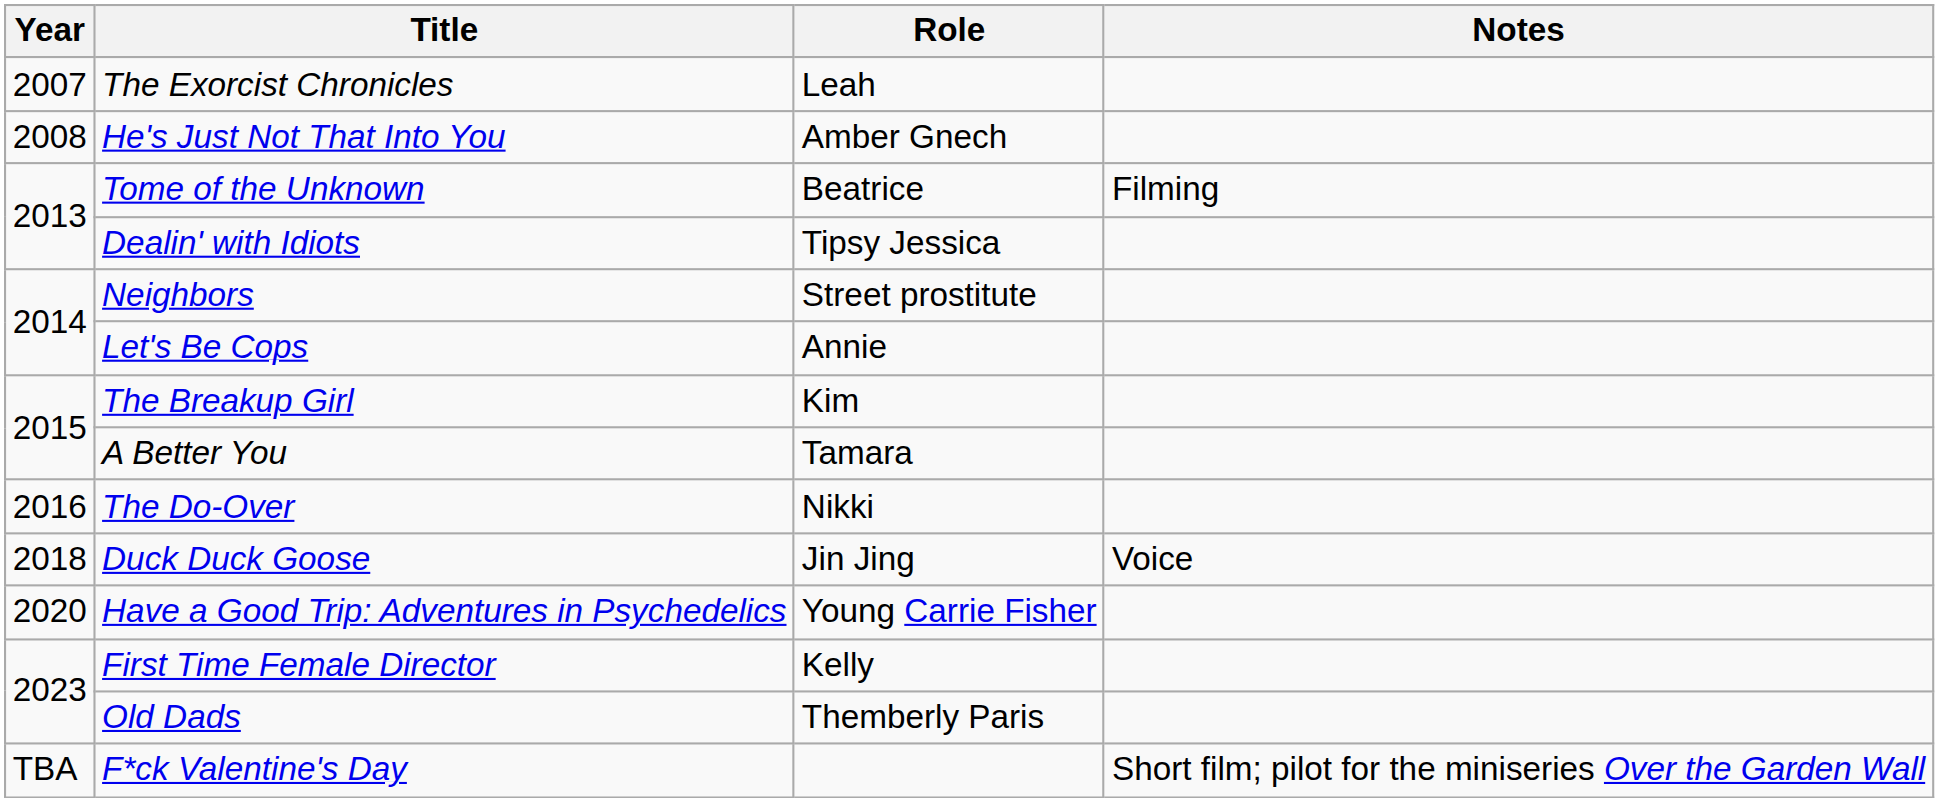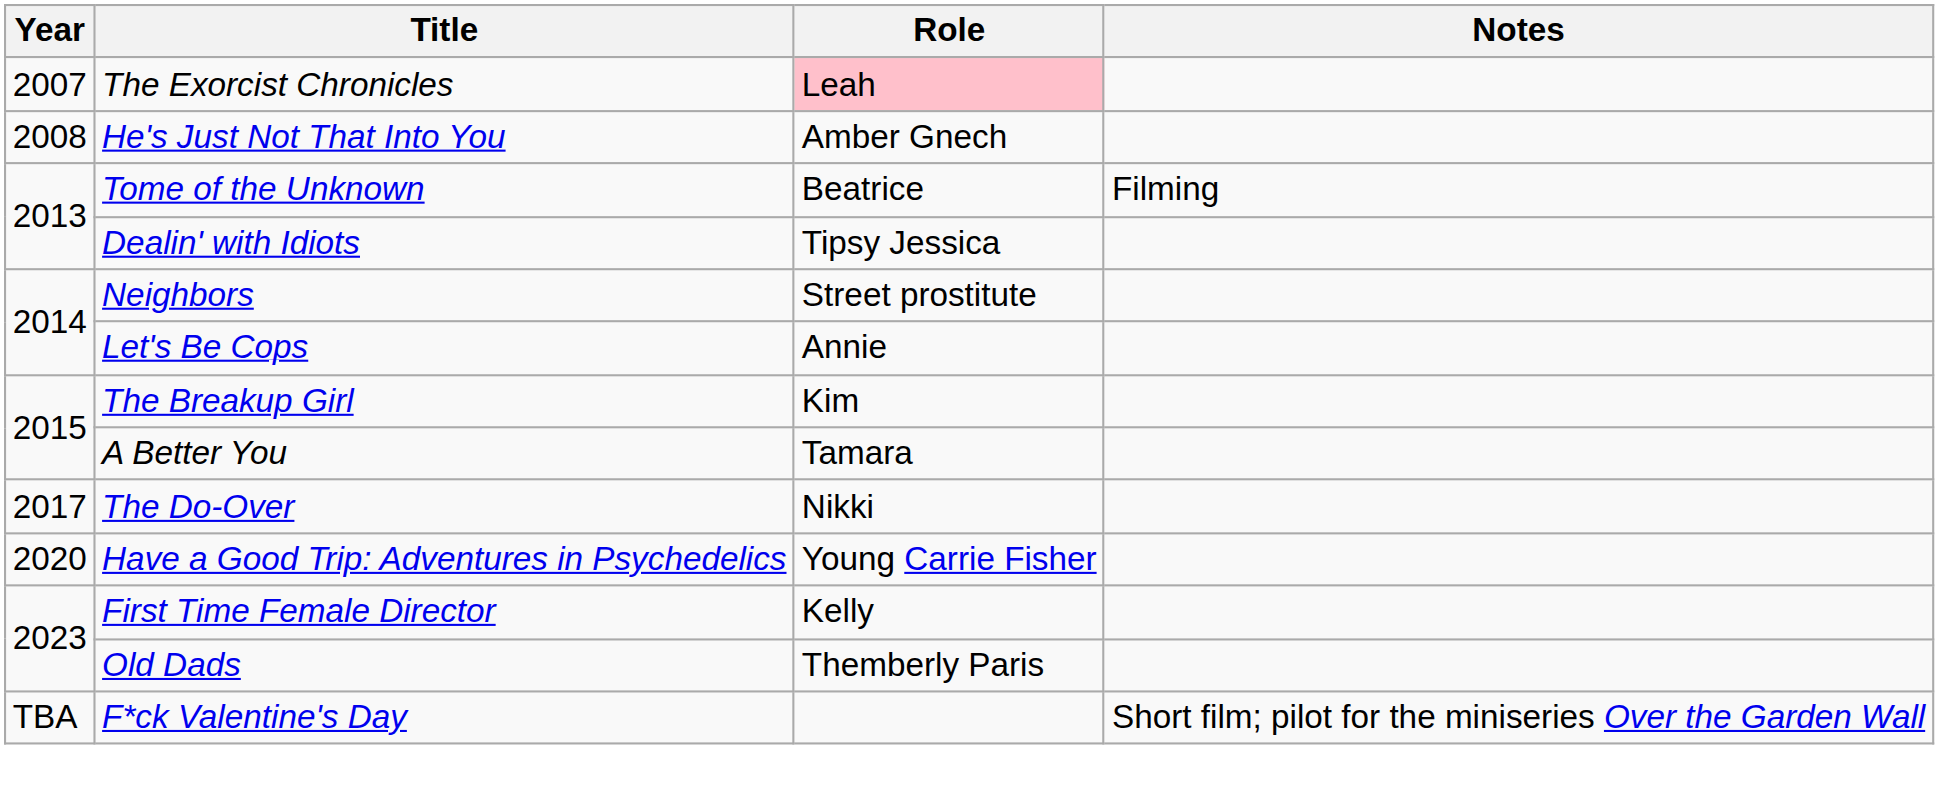(839, 83) no background -> (839, 83) pink background
(50, 505) 2016 -> (50, 505) 2017
- row: (236, 558)
